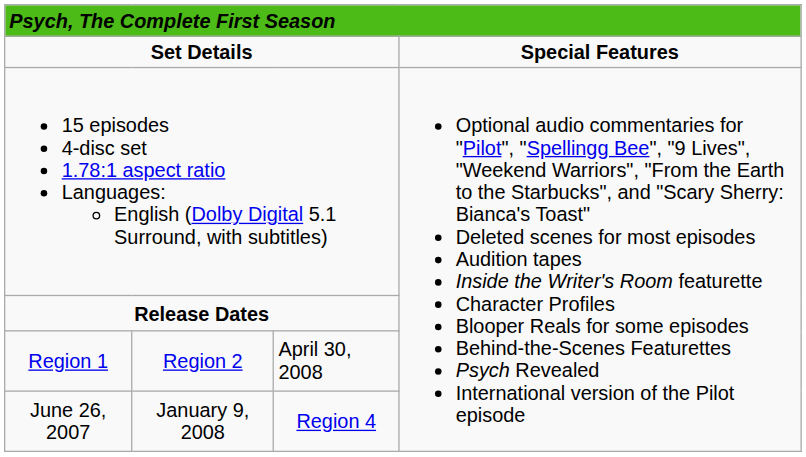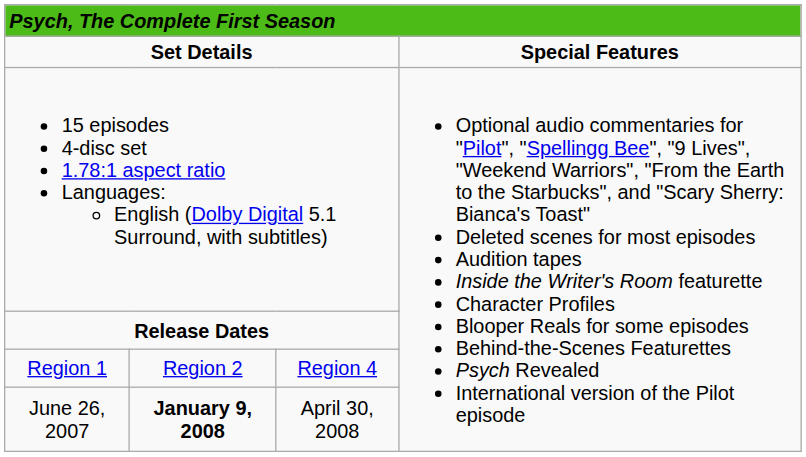(315, 361) April 30, 2008 -> (337, 368) Region 4
(203, 421) normal -> (203, 419) bold
(336, 421) Region 4 -> (337, 419) April 30, 2008
